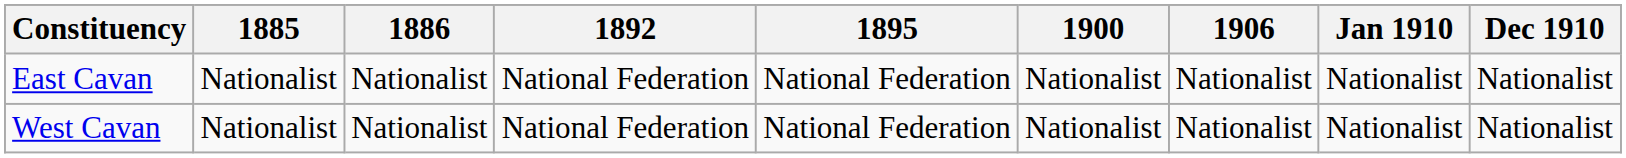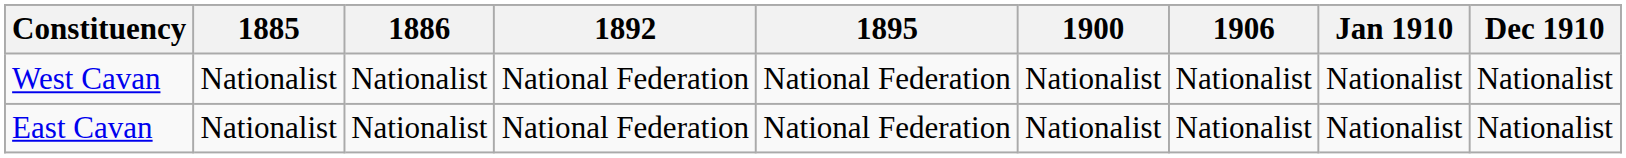rows swapped: (82, 78) <-> (86, 127)
